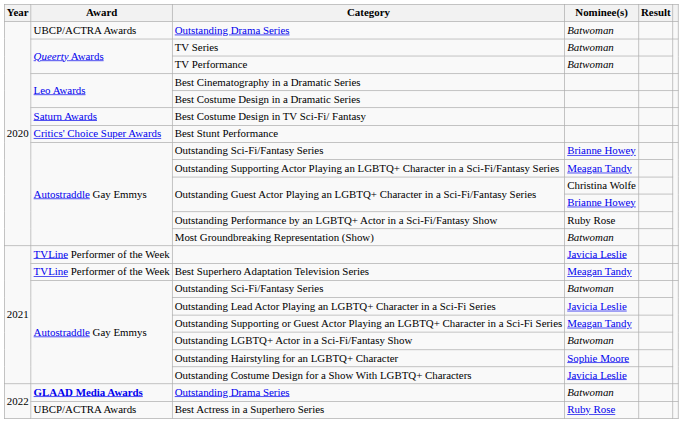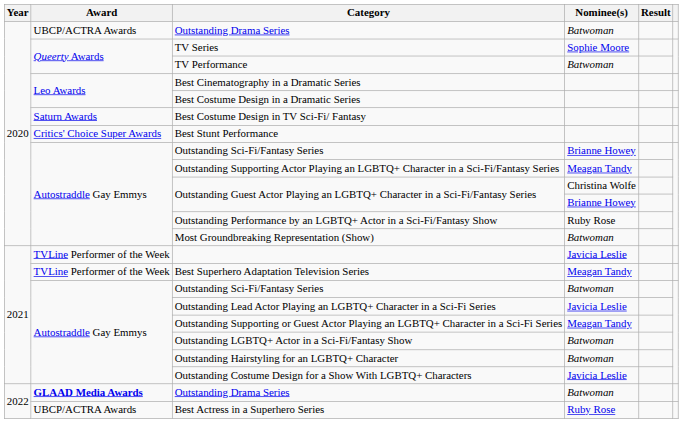(590, 47) Batwoman -> (598, 47) Sophie Moore
(598, 358) Sophie Moore -> (590, 358) Batwoman
